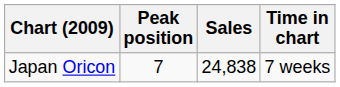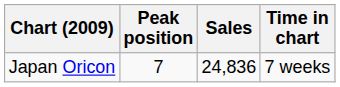(229, 67) 24,838 -> (229, 67) 24,836
